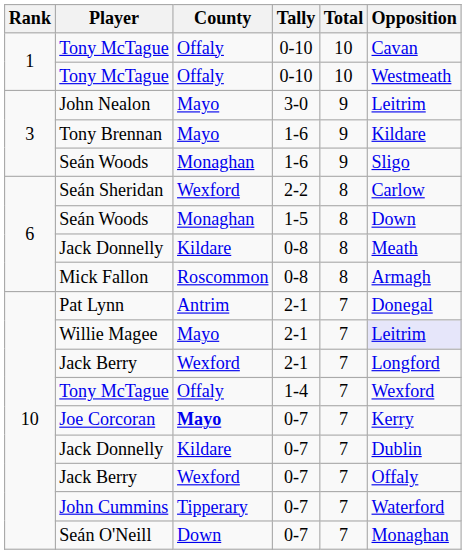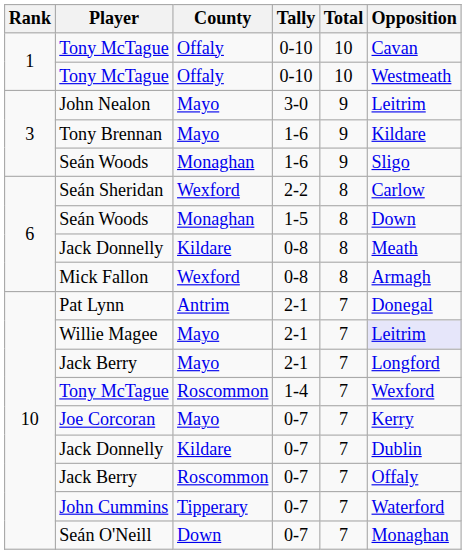(223, 276) Roscommon -> (208, 276) Wexford
(208, 362) Wexford -> (198, 362) Mayo
(200, 391) Offaly -> (223, 391) Roscommon
(199, 420) bold -> (198, 420) normal
(208, 477) Wexford -> (223, 477) Roscommon
